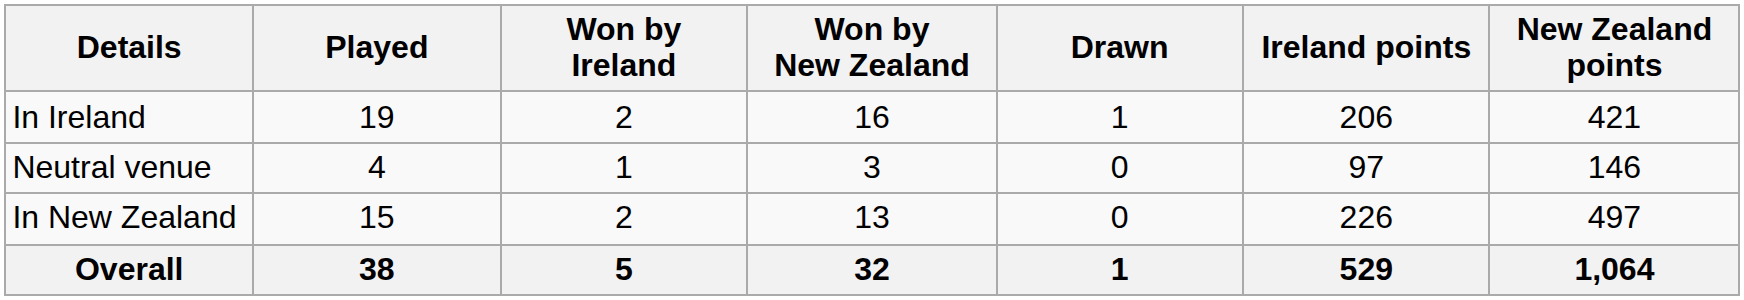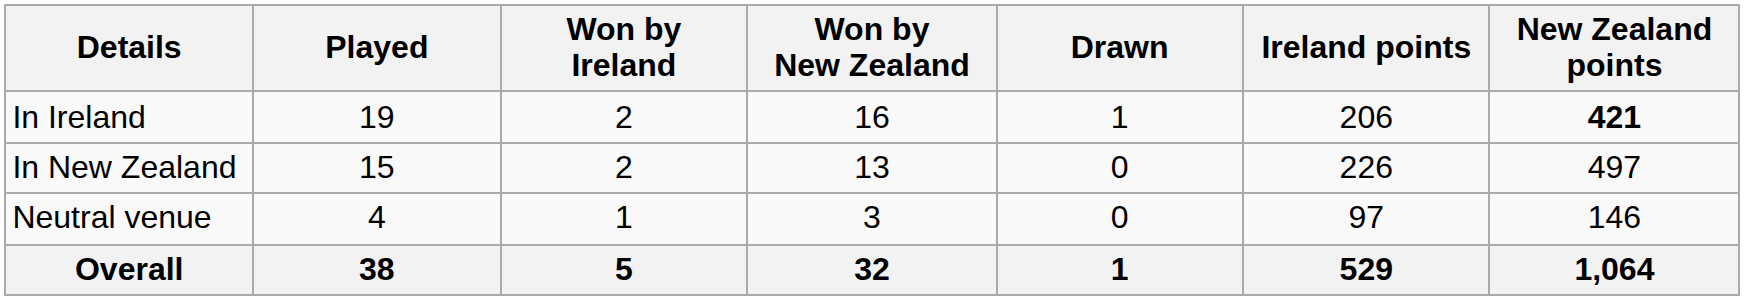(1614, 116) normal -> (1614, 116) bold
rows swapped: (124, 218) <-> (112, 167)
